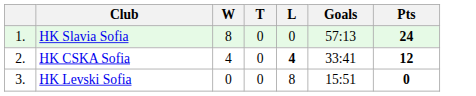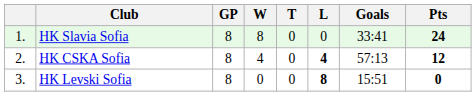+ column: (228, 15)
(341, 36) 57:13 -> (372, 36) 33:41
(341, 58) 33:41 -> (372, 58) 57:13
(292, 79) normal -> (324, 79) bold
